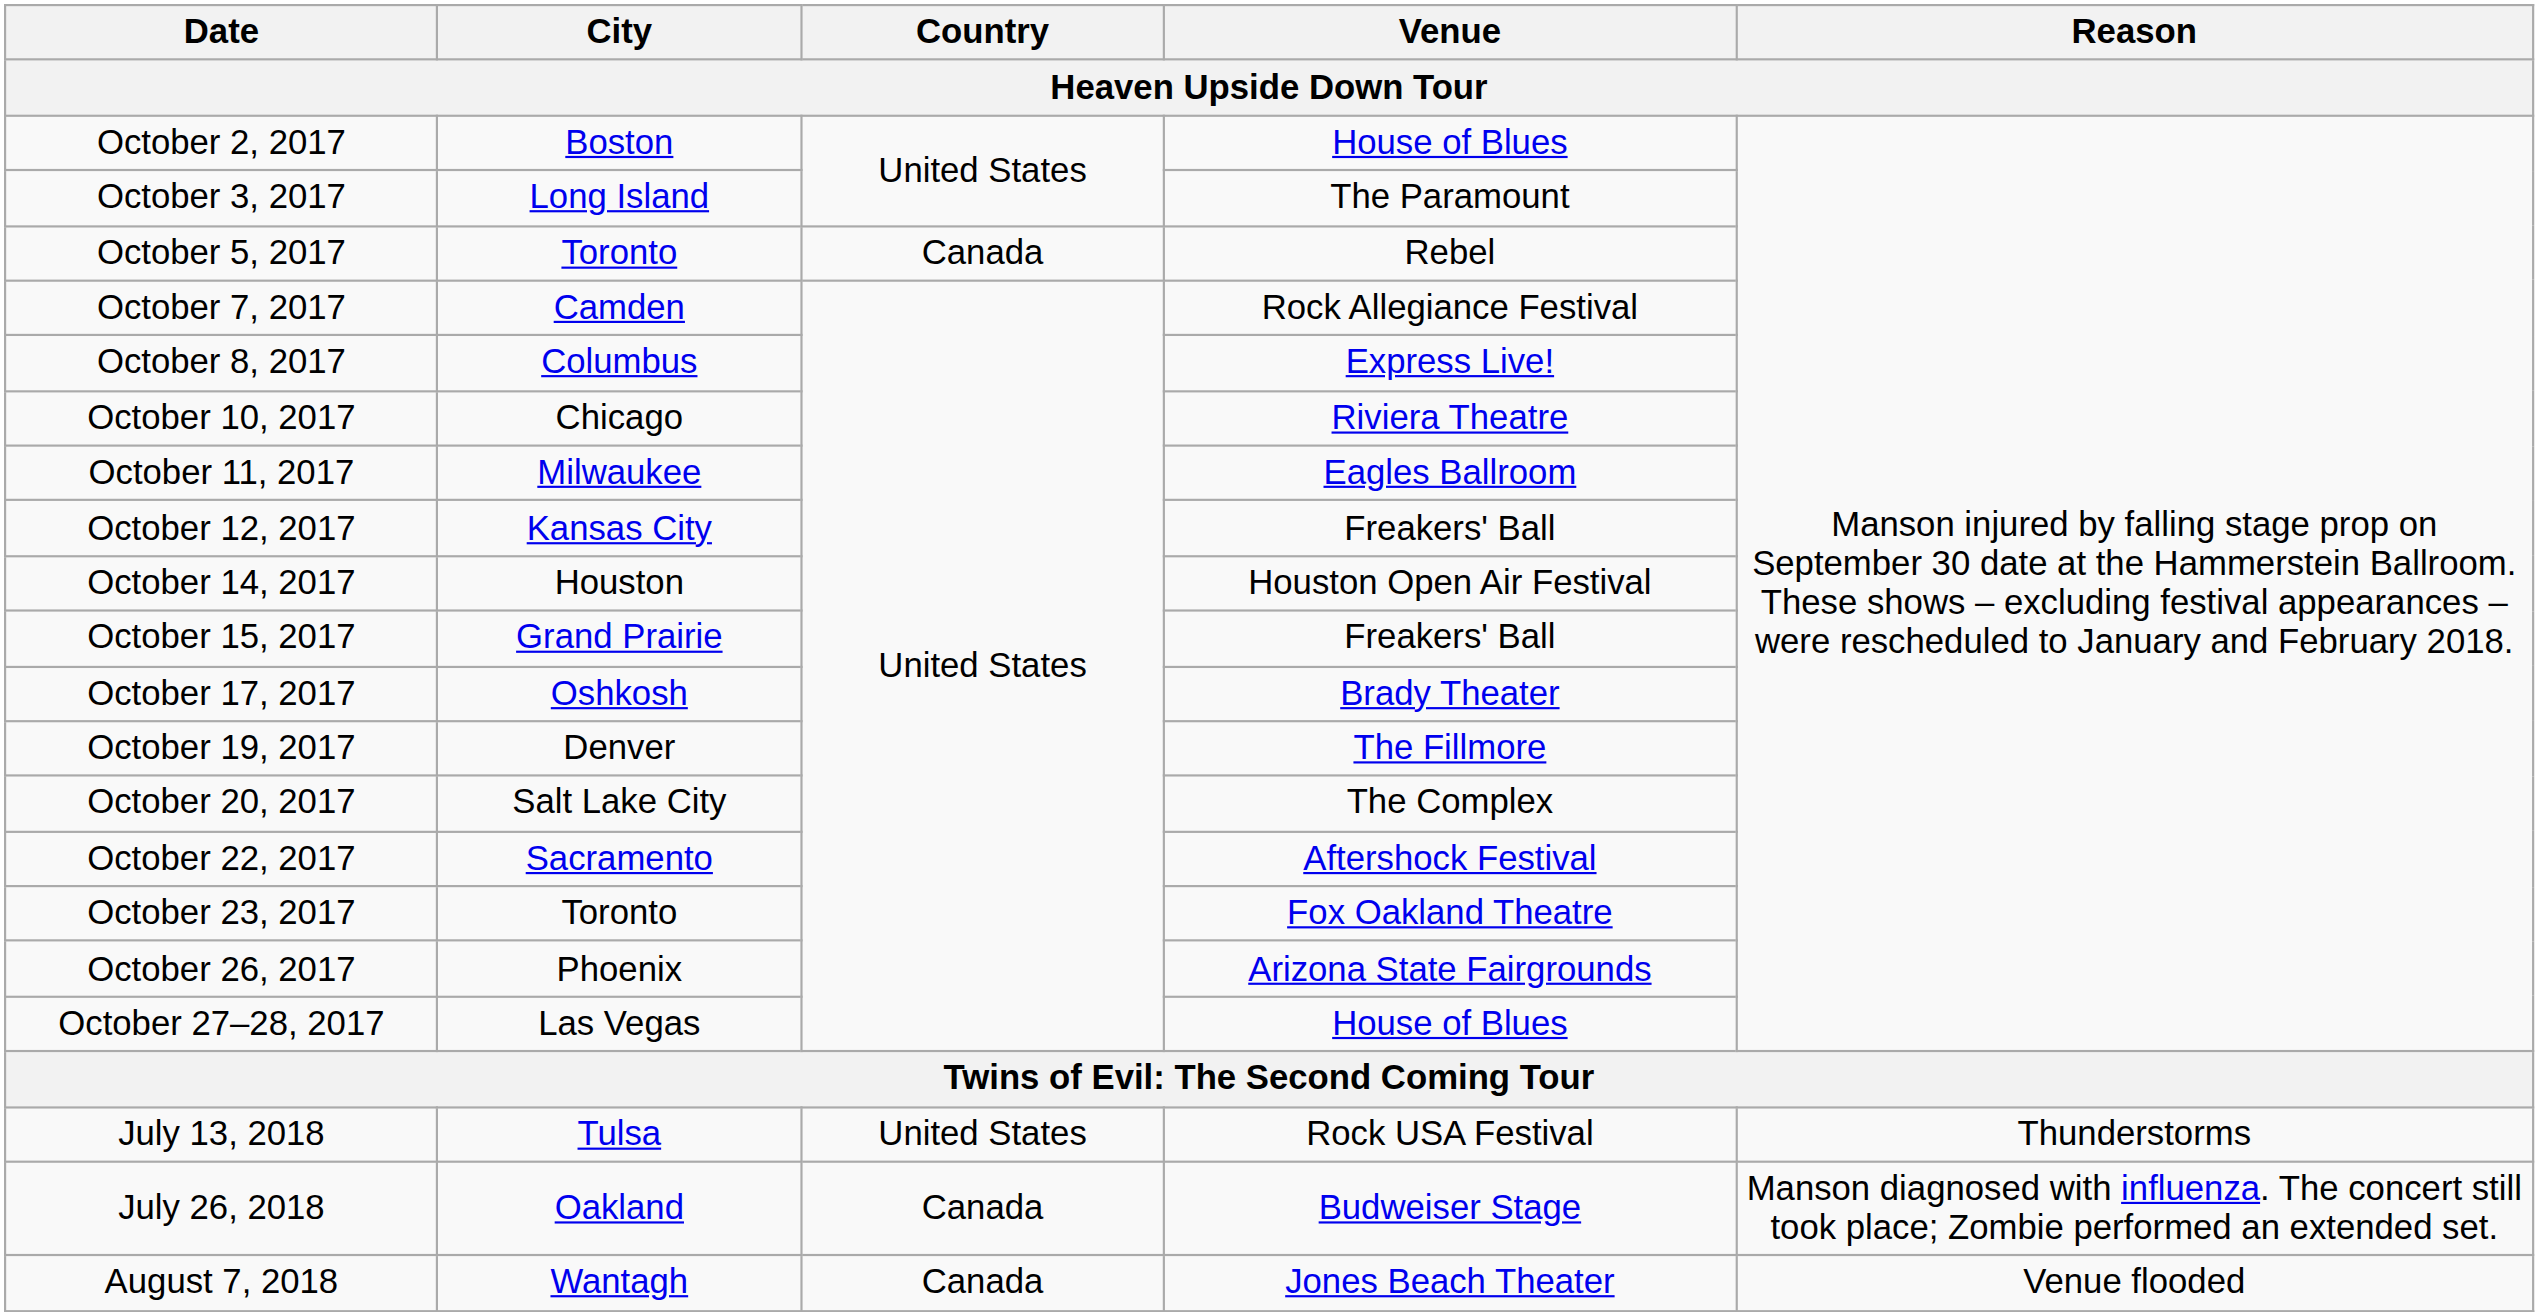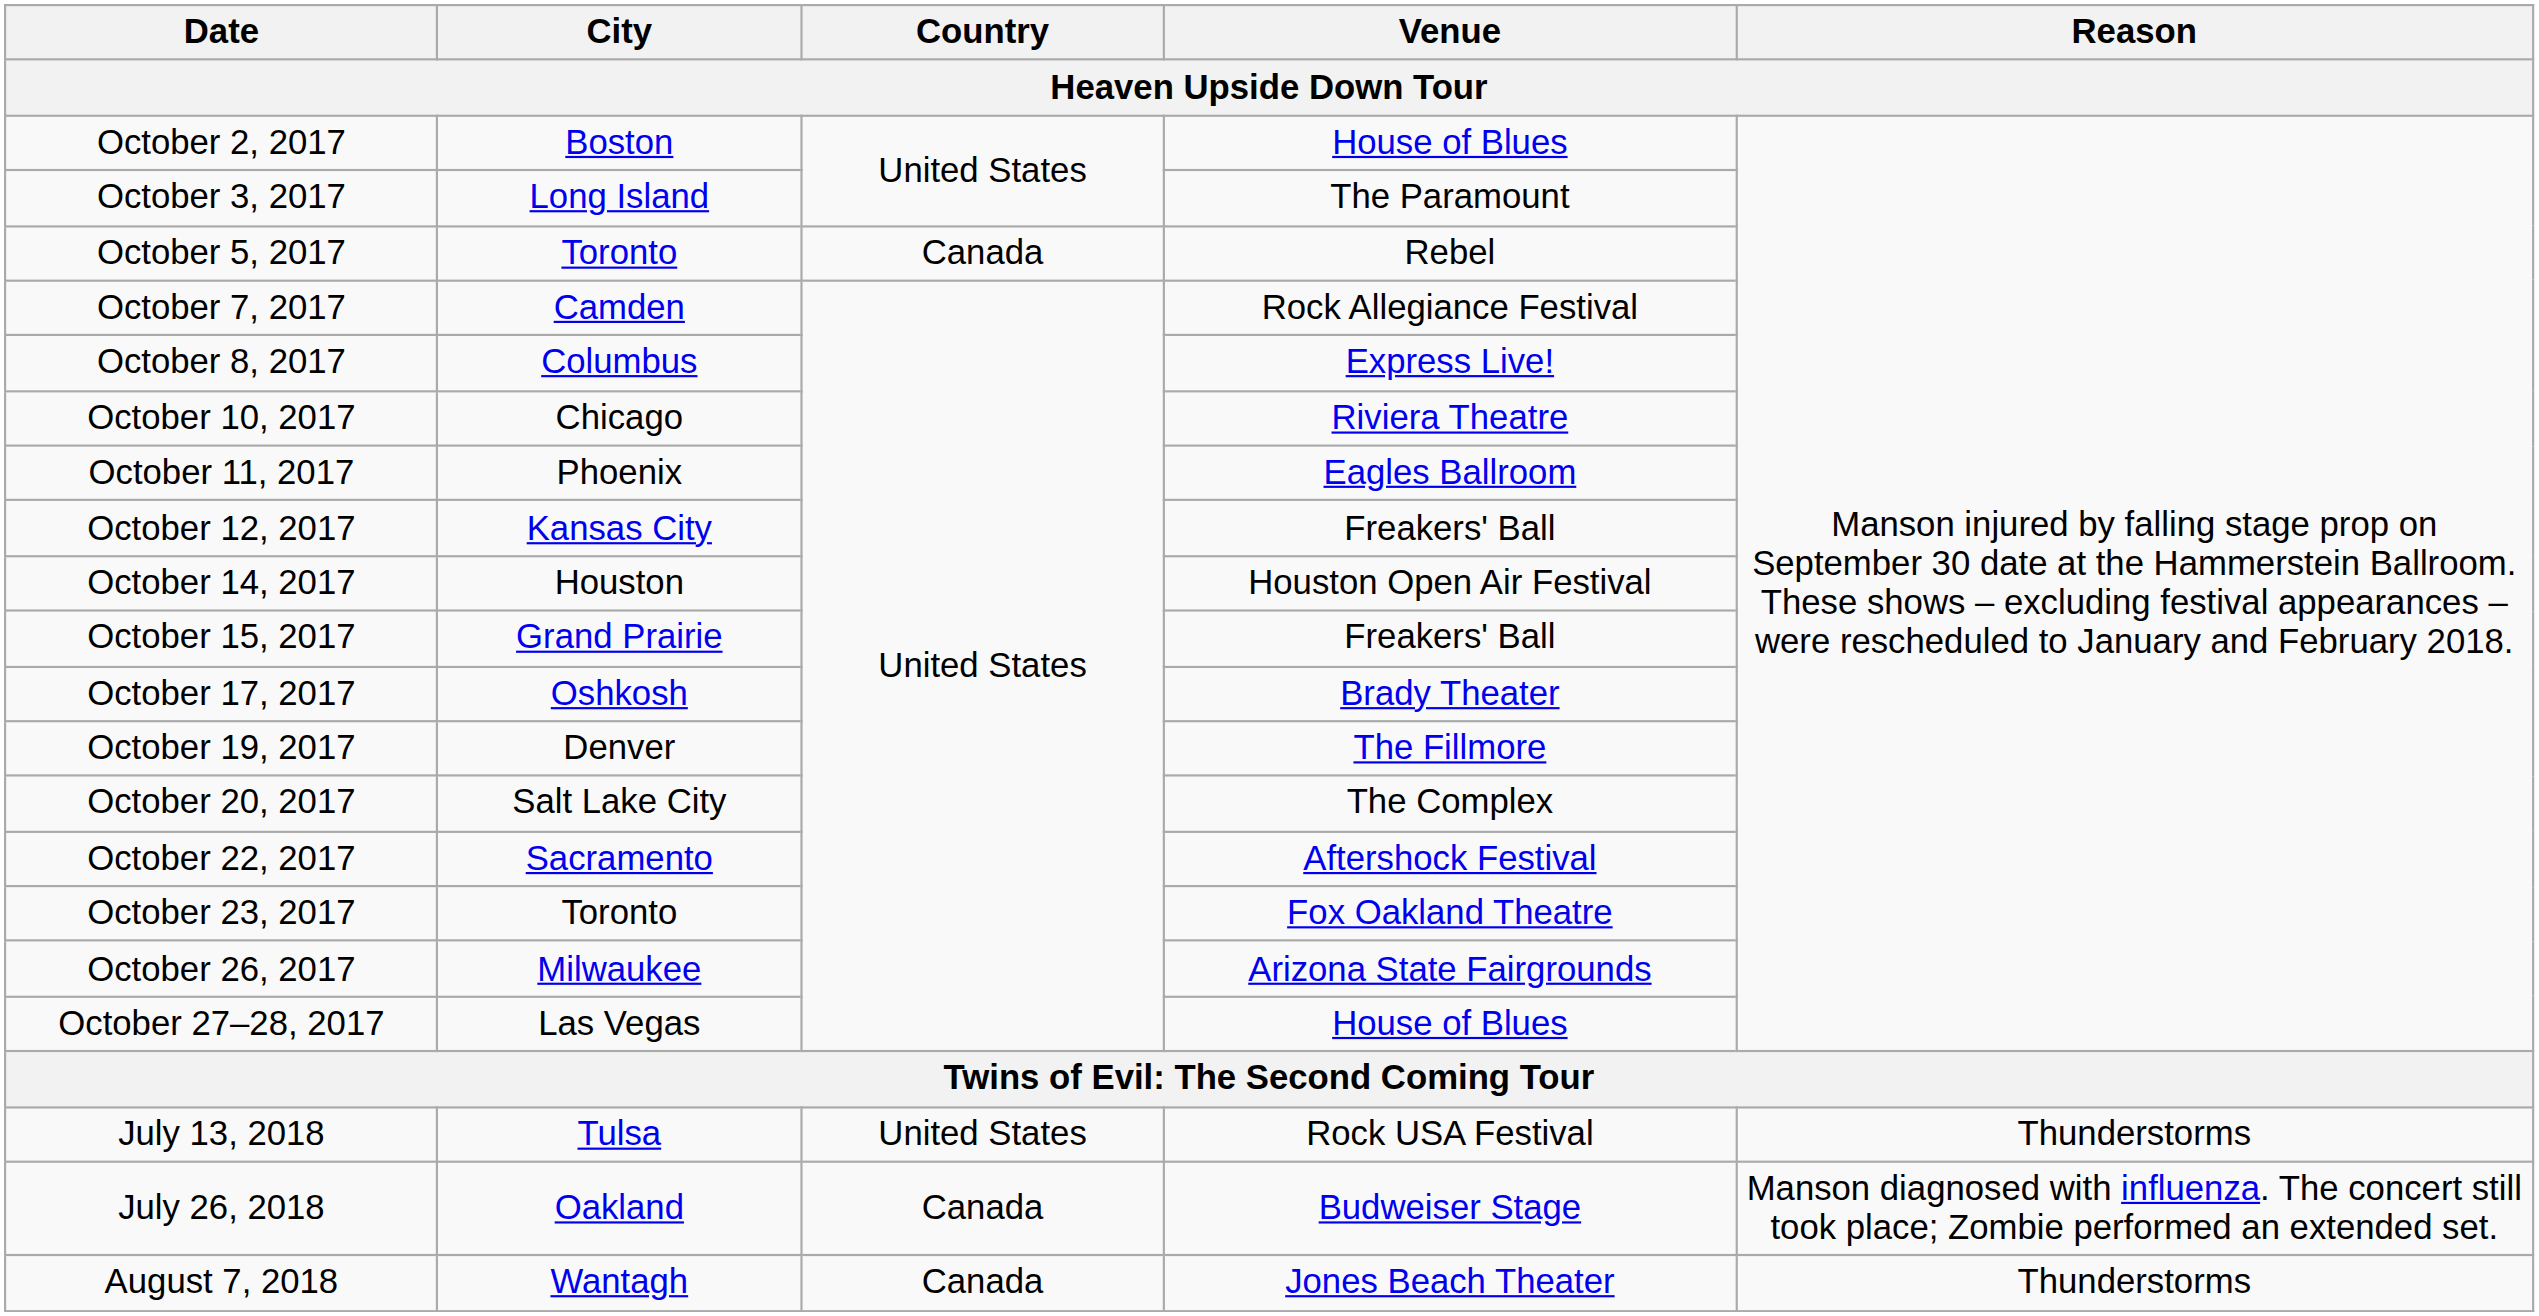(619, 472) Milwaukee -> (619, 472) Phoenix
(619, 968) Phoenix -> (619, 968) Milwaukee
(2134, 1282) Venue flooded -> (2134, 1282) Thunderstorms
